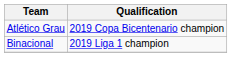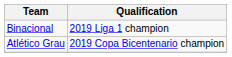rows swapped: (30, 44) <-> (36, 28)
